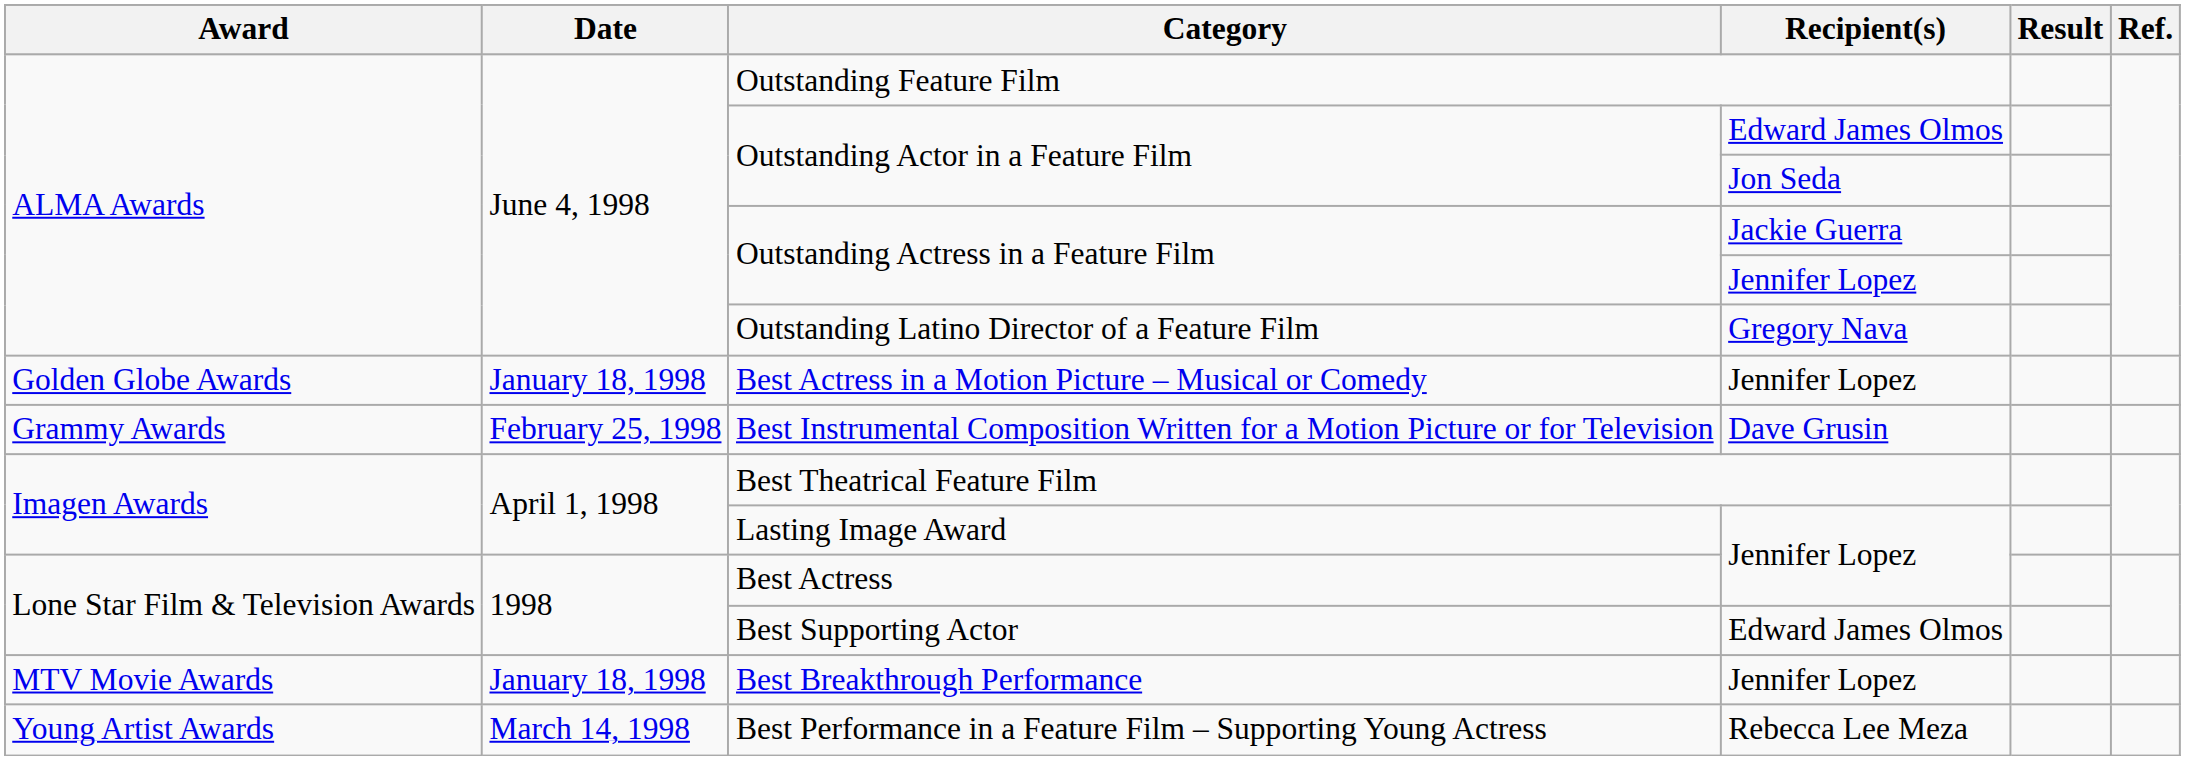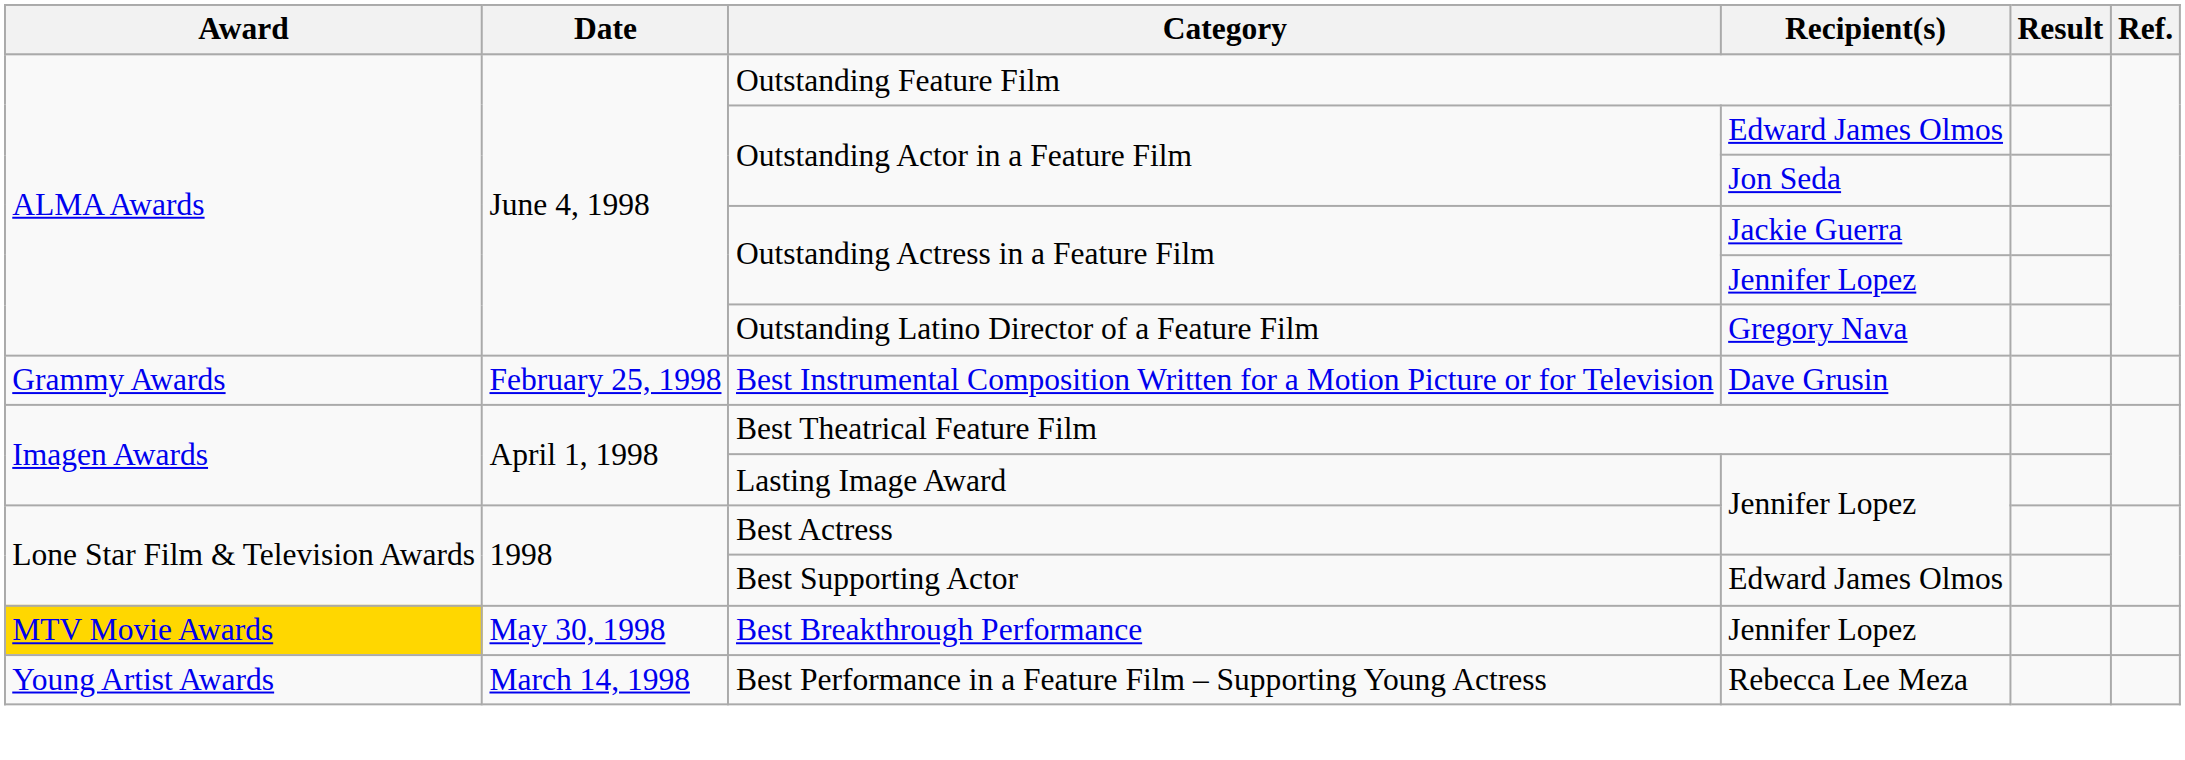- row: (1081, 379)
(143, 679) no background -> (143, 629) gold background
(598, 679) January 18, 1998 -> (577, 629) May 30, 1998
